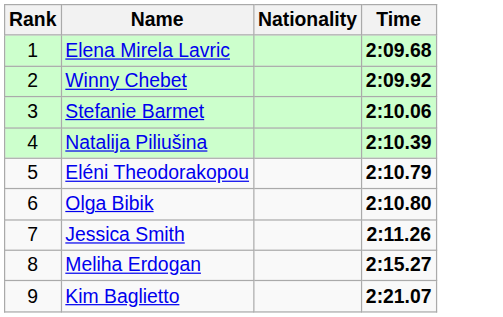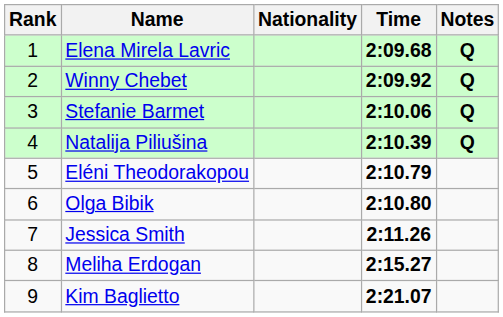+ column: (467, 19)
